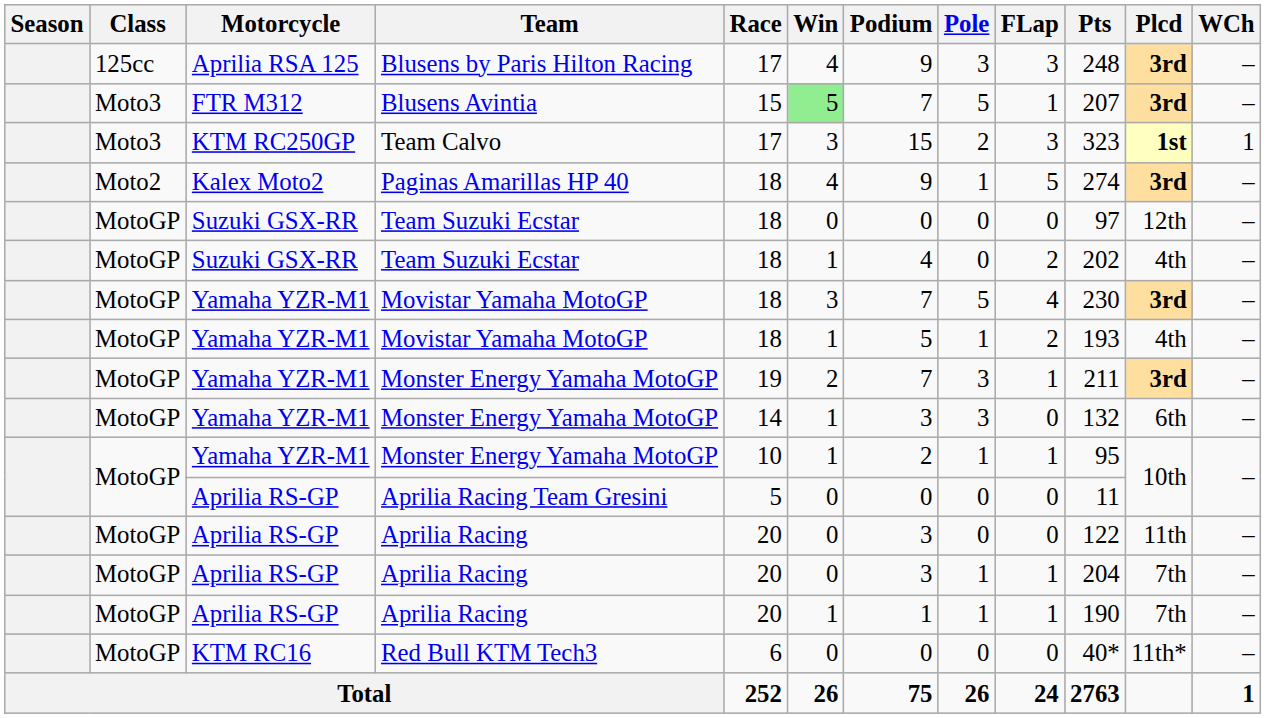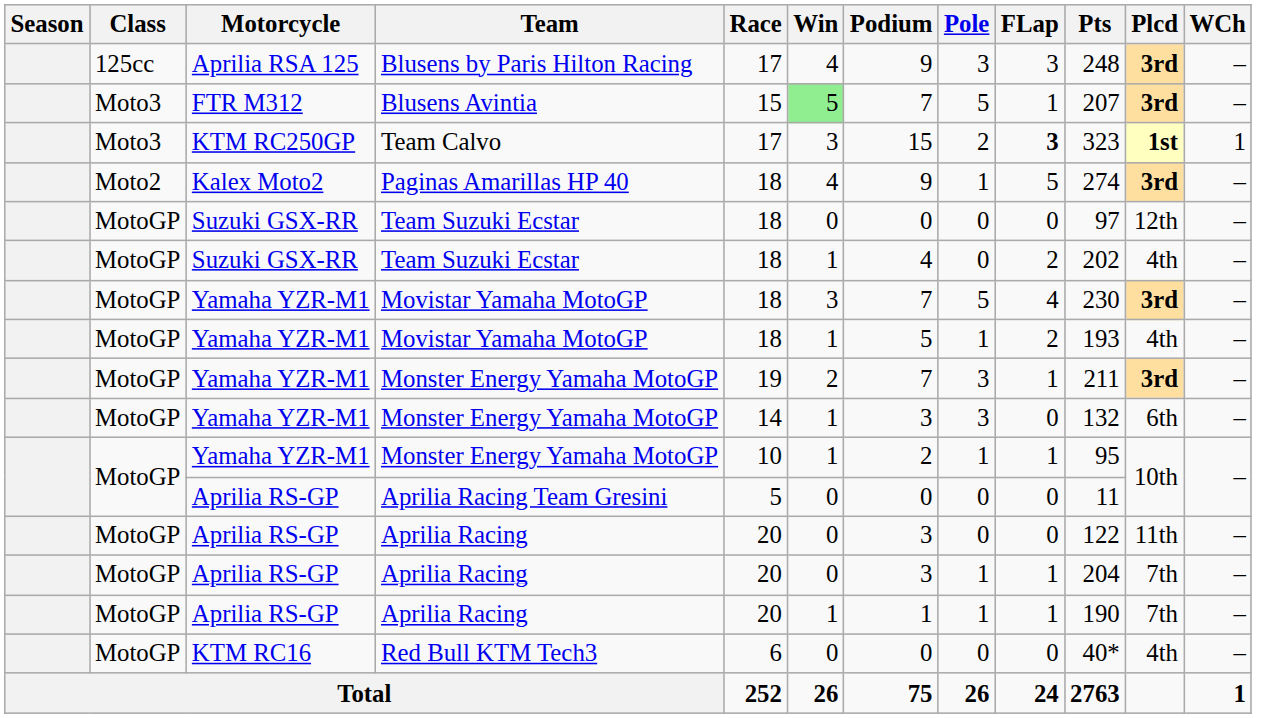(1052, 142) normal -> (1052, 142) bold
(1159, 653) 11th* -> (1162, 653) 4th
